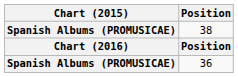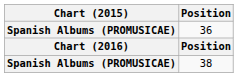rows swapped: (206, 64) <-> (206, 30)
